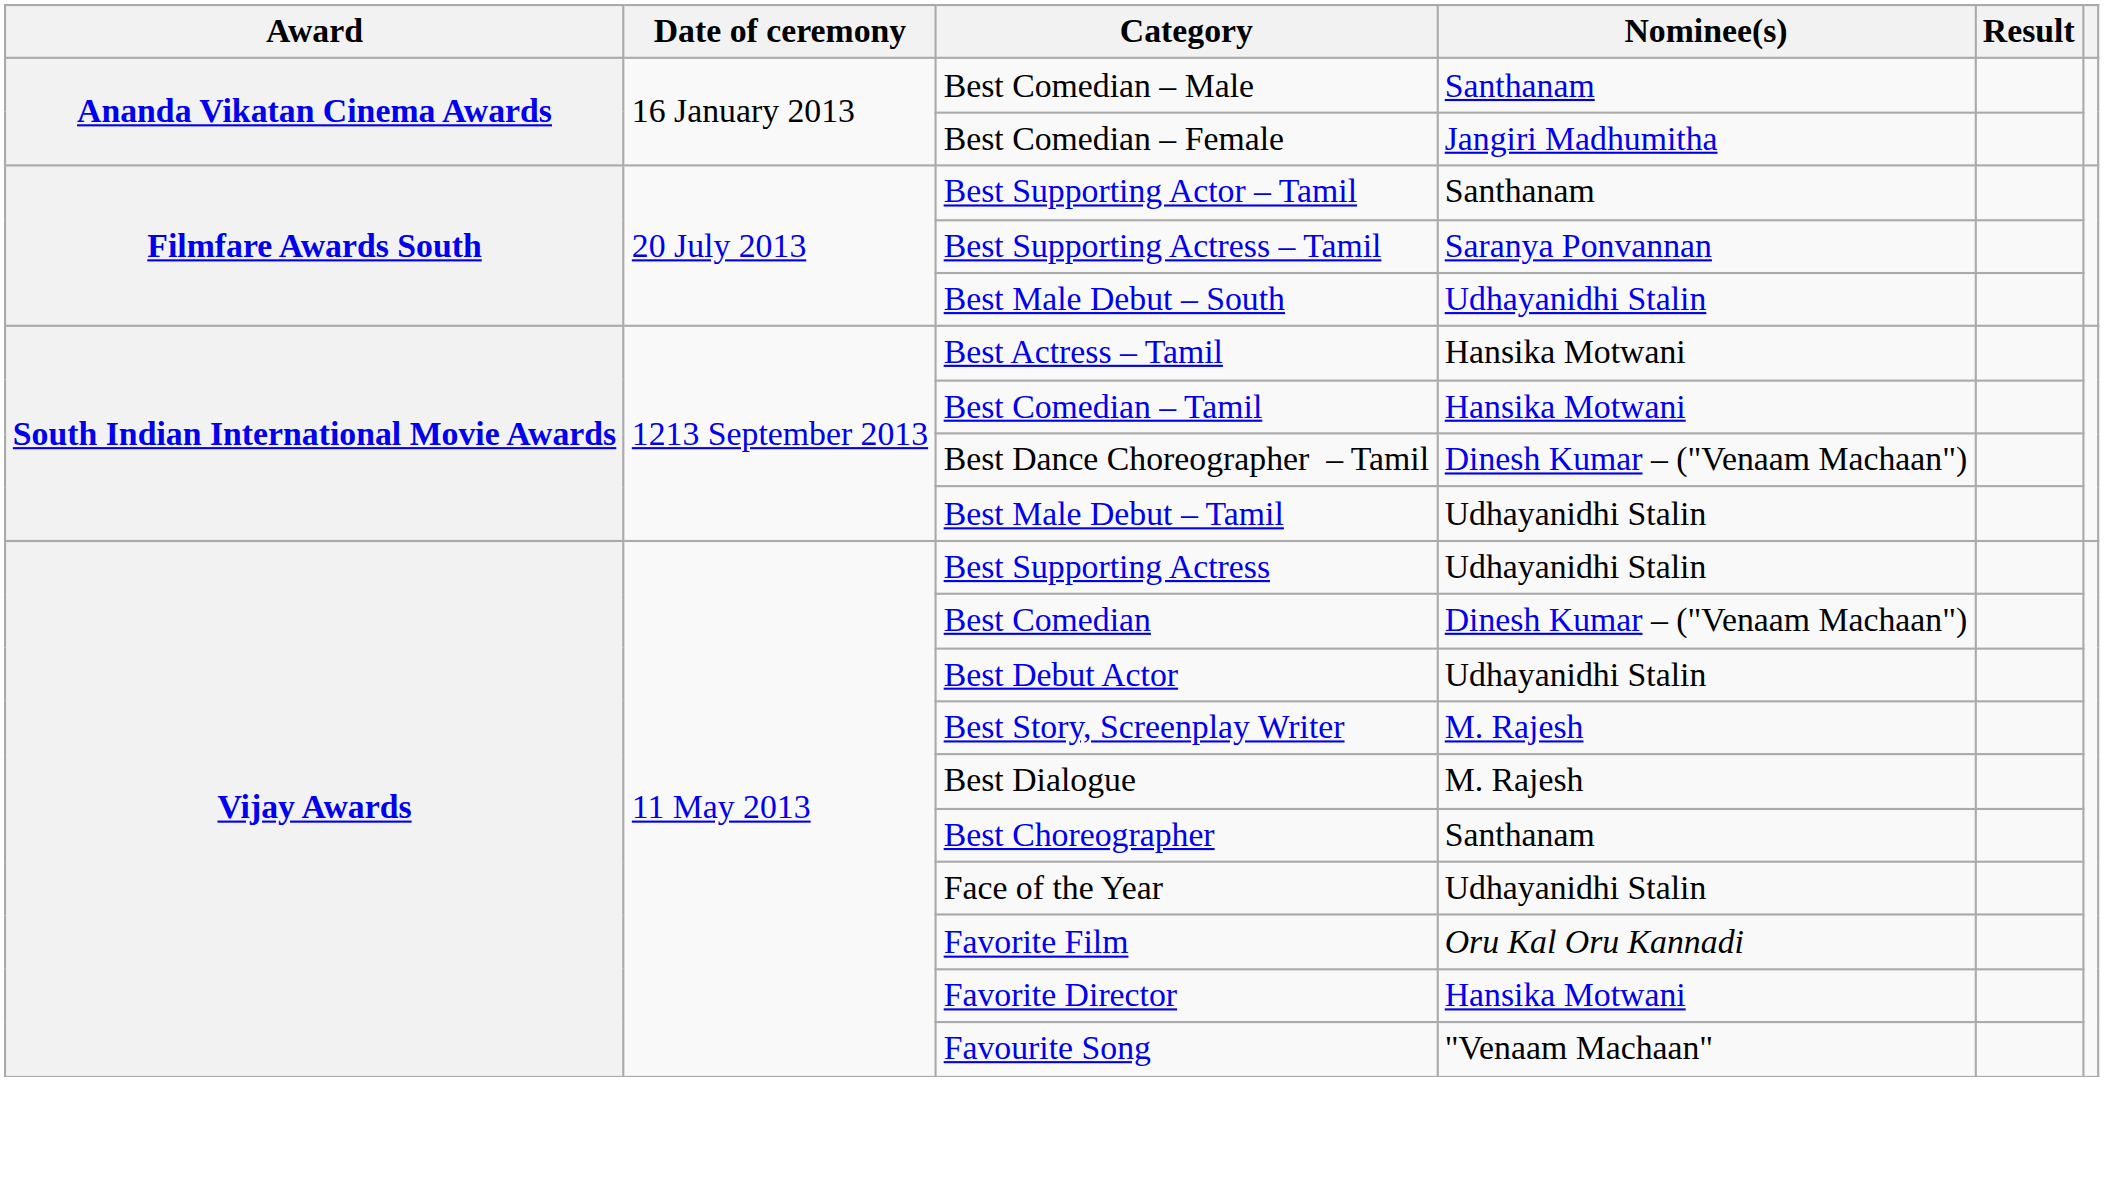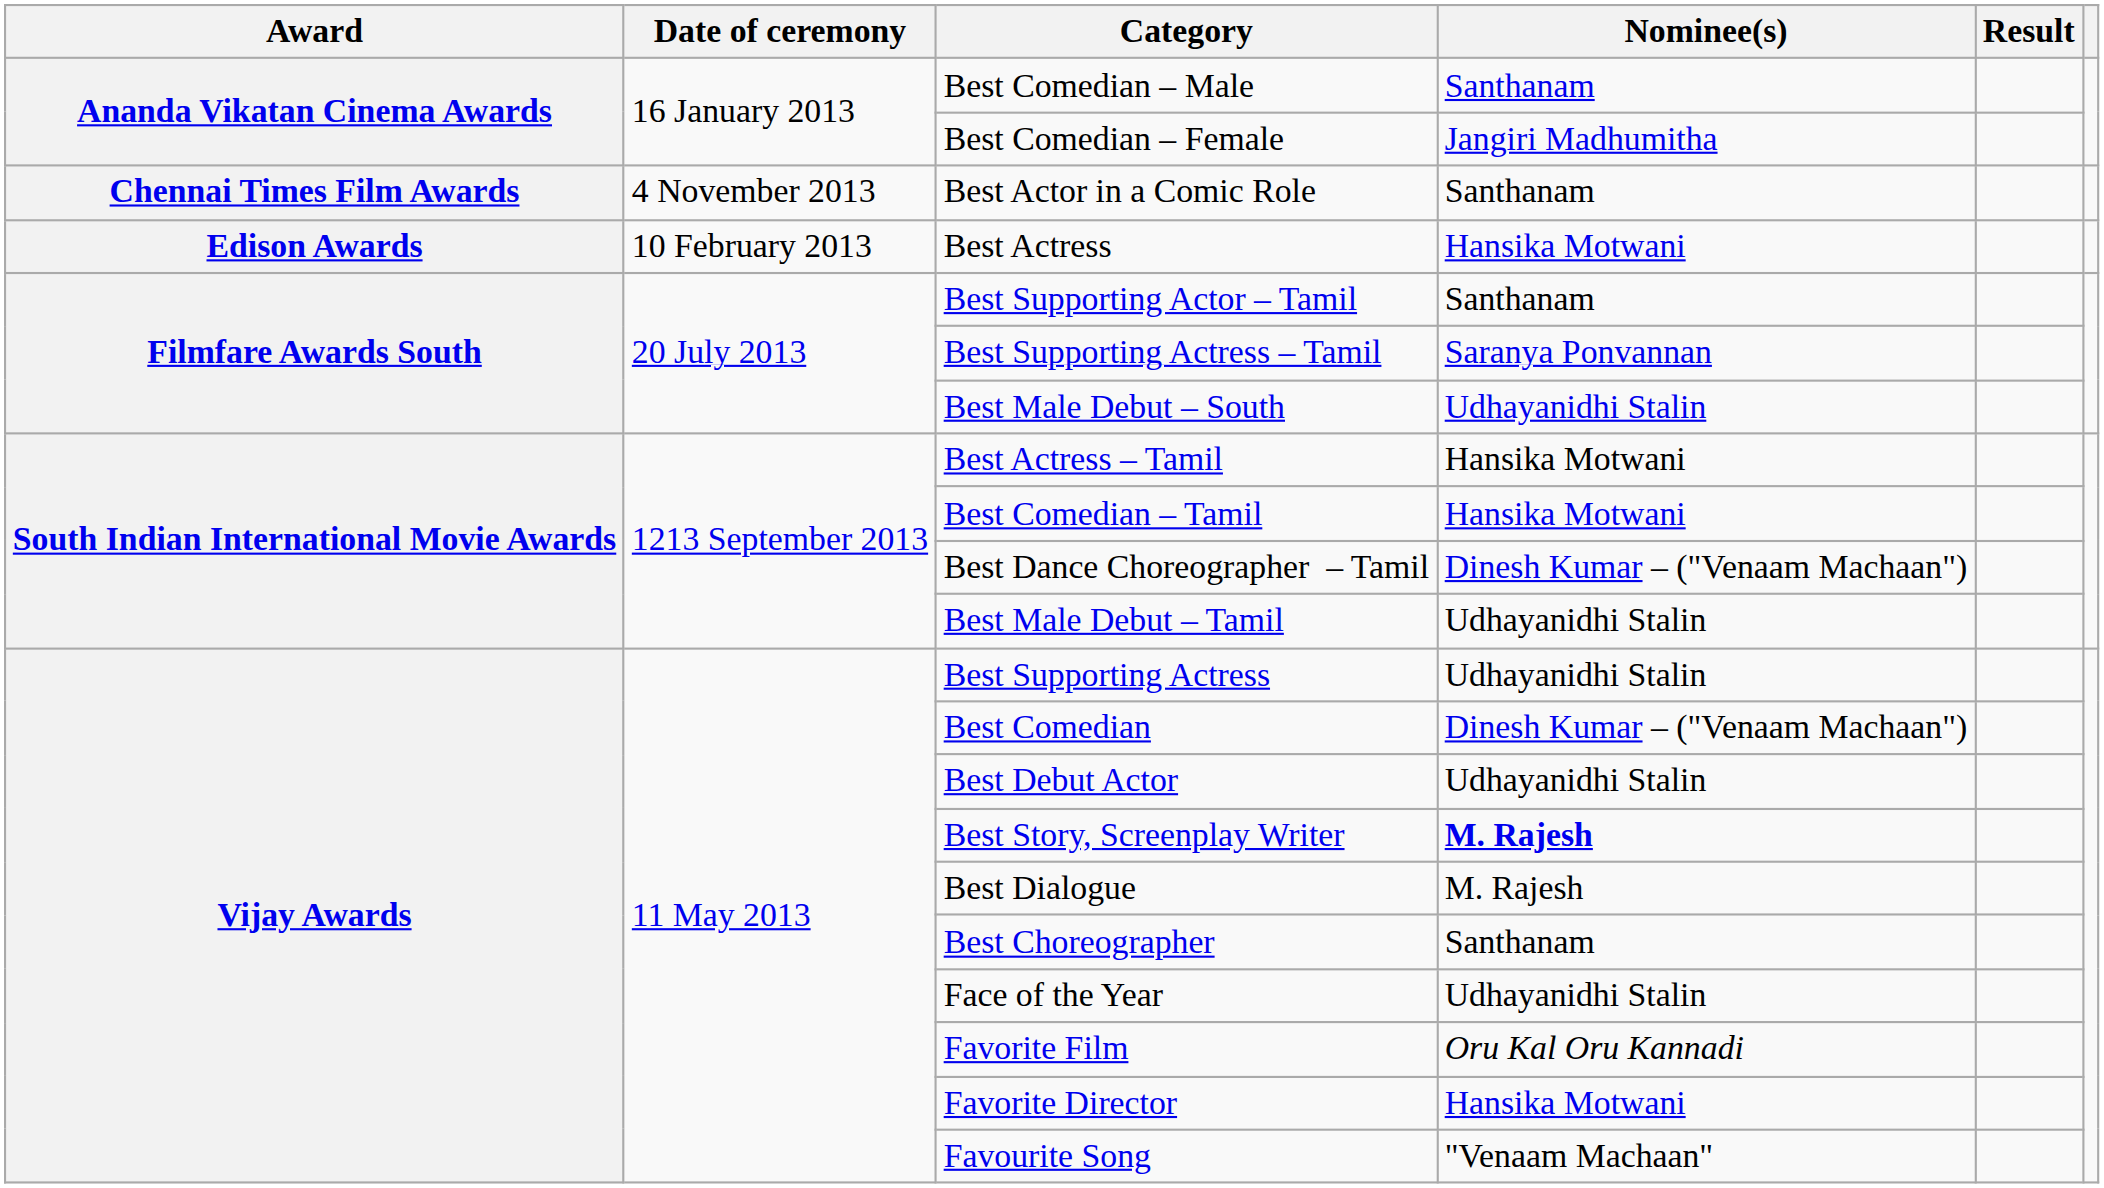+ row: (1130, 191)
+ row: (1028, 245)
(1514, 727) normal -> (1519, 834) bold
